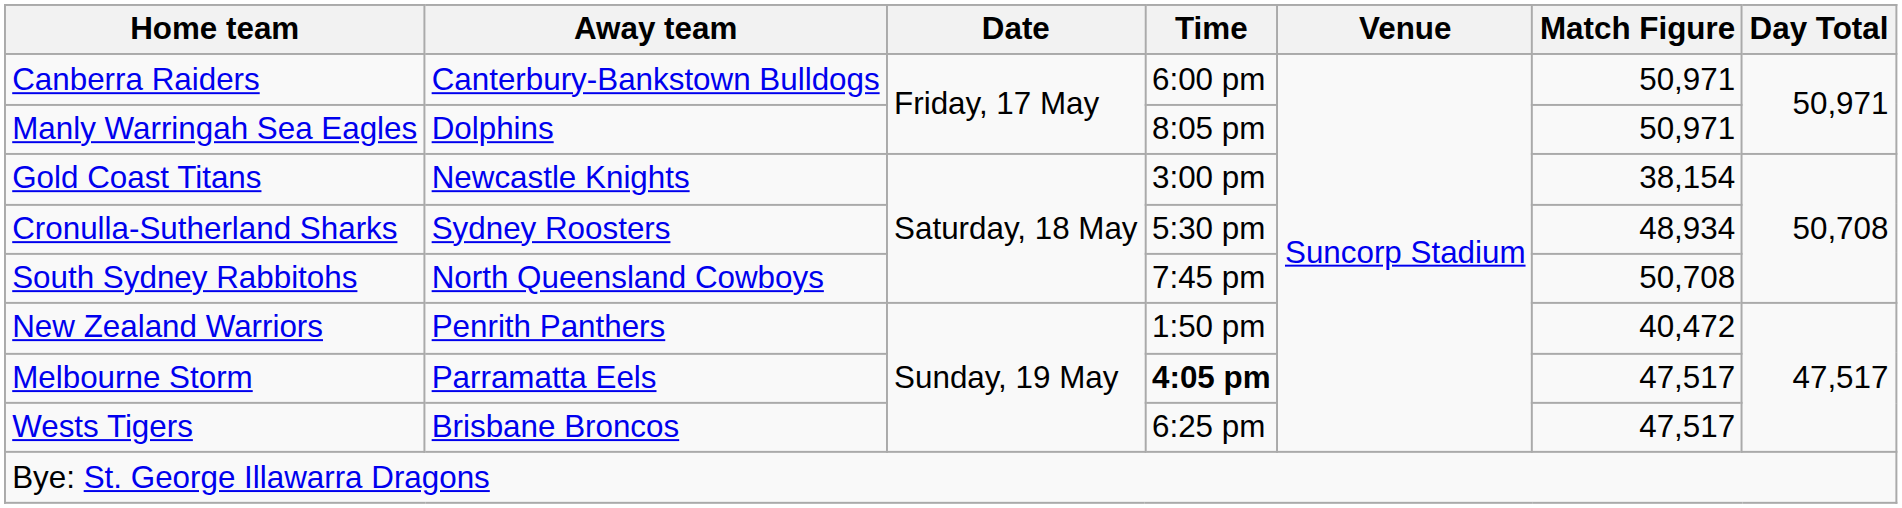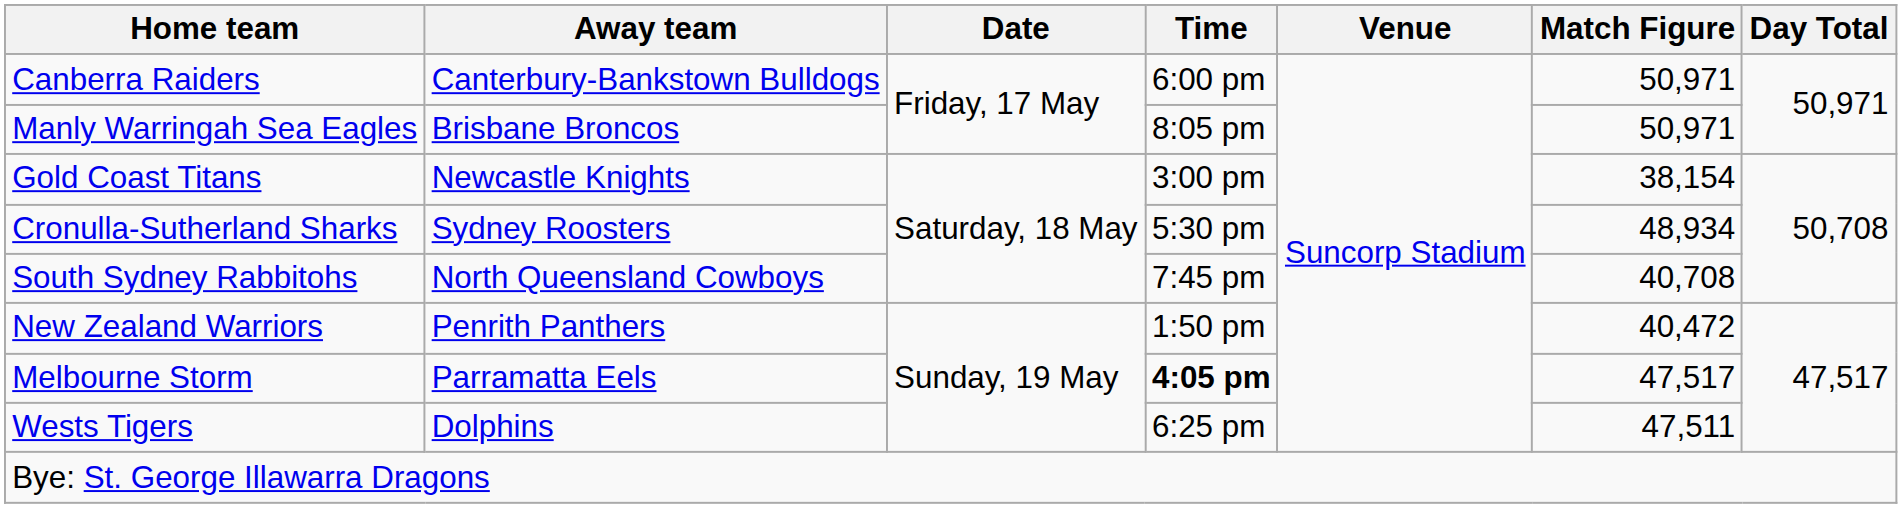(493, 128) Dolphins -> (555, 128) Brisbane Broncos
(1687, 278) 50,708 -> (1687, 278) 40,708
(555, 427) Brisbane Broncos -> (493, 427) Dolphins
(1687, 427) 47,517 -> (1688, 427) 47,511
